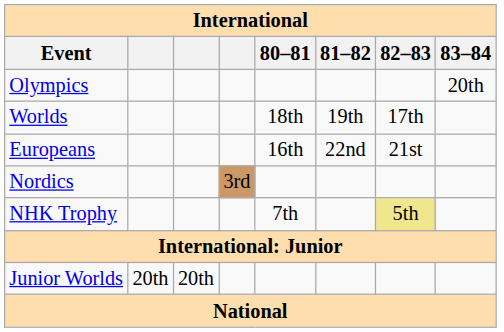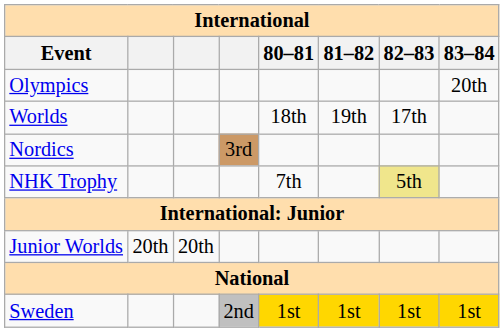- row: (52, 149)
+ row: (41, 310)
